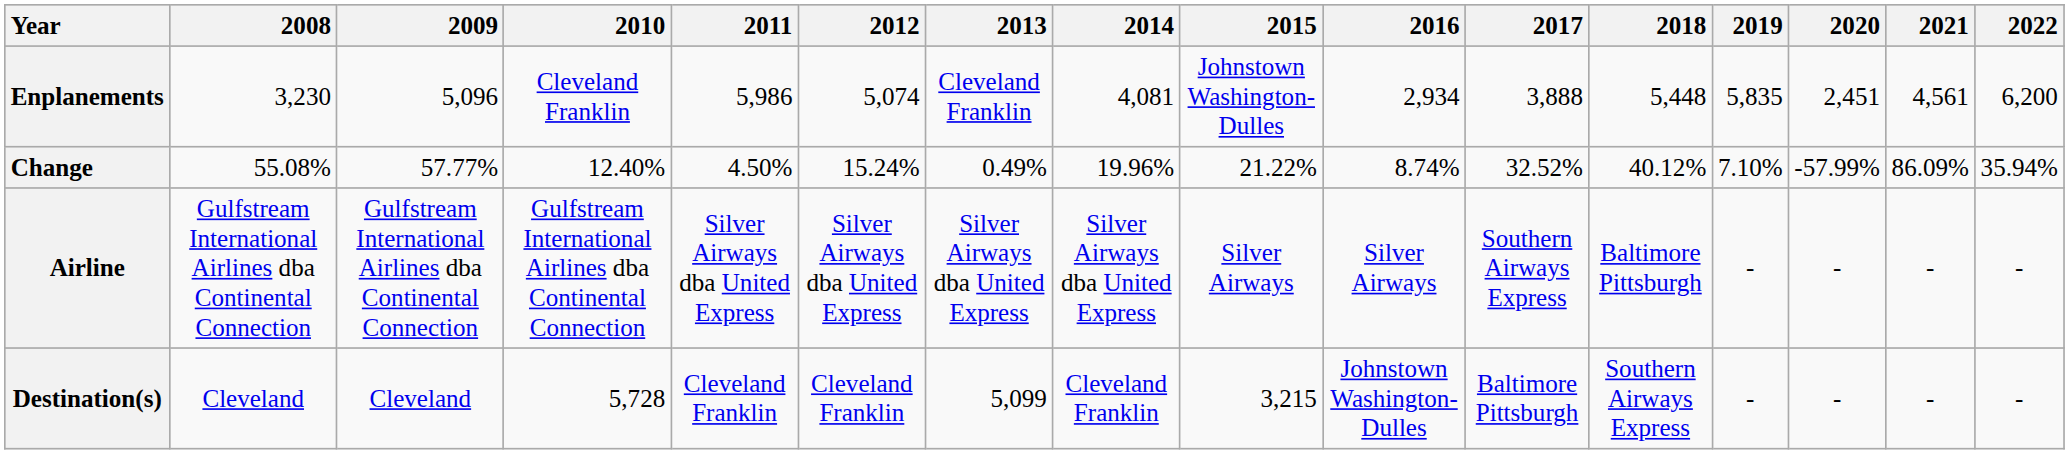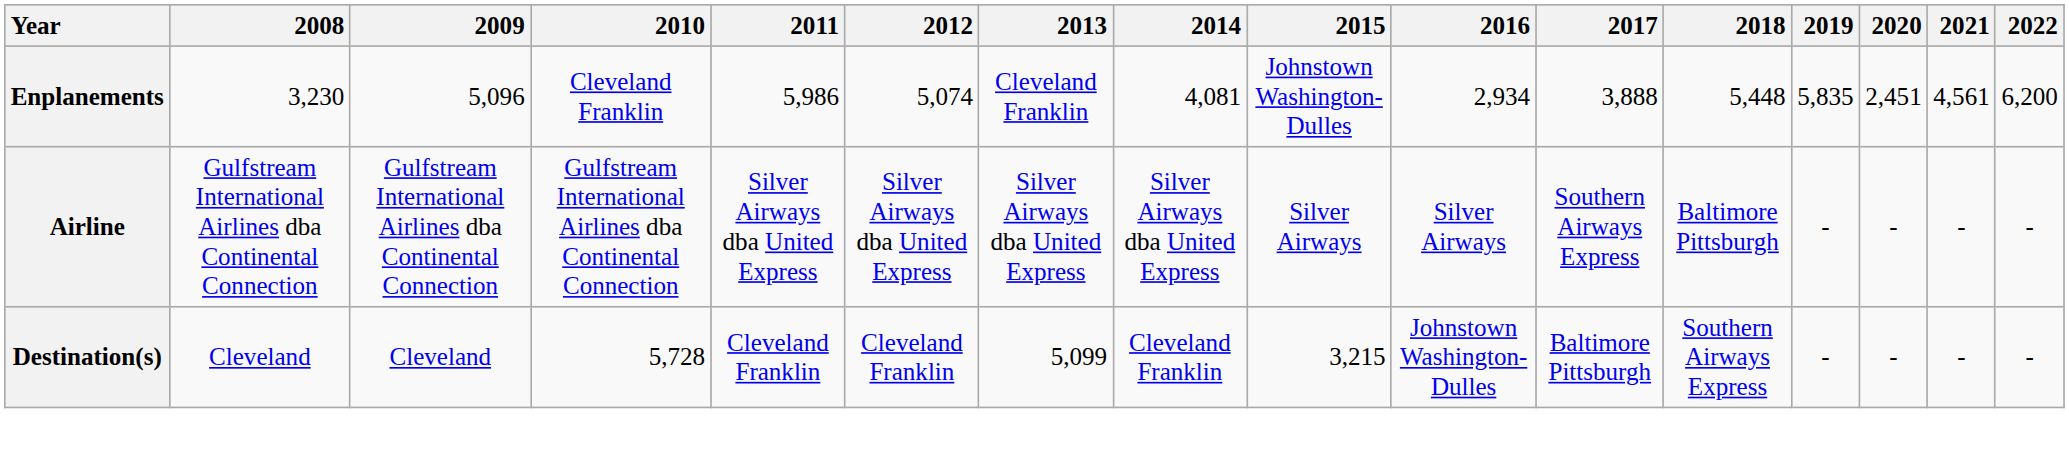- row: (52, 167)
